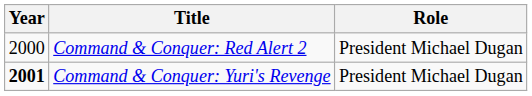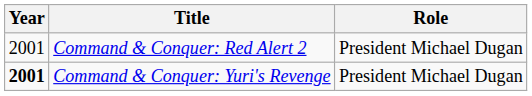(27, 47) 2000 -> (27, 47) 2001
